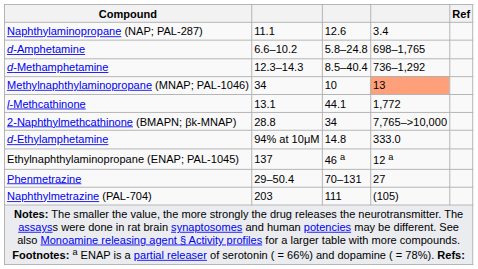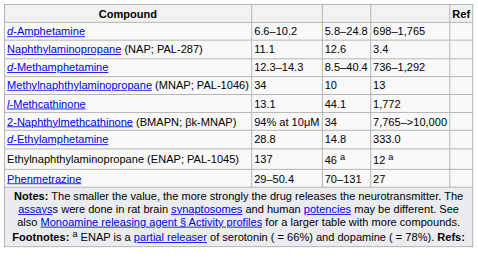rows swapped: (46, 49) <-> (105, 31)
(379, 85) lightsalmon background -> (379, 85) no background
(265, 121) 28.8 -> (287, 121) 94% at 10μM
(287, 139) 94% at 10μM -> (265, 139) 28.8
- row: (79, 196)
